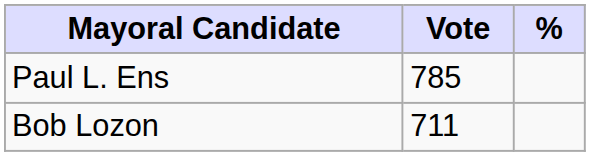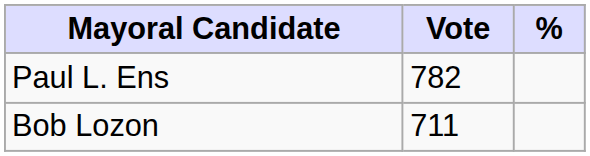(436, 77) 785 -> (436, 77) 782
